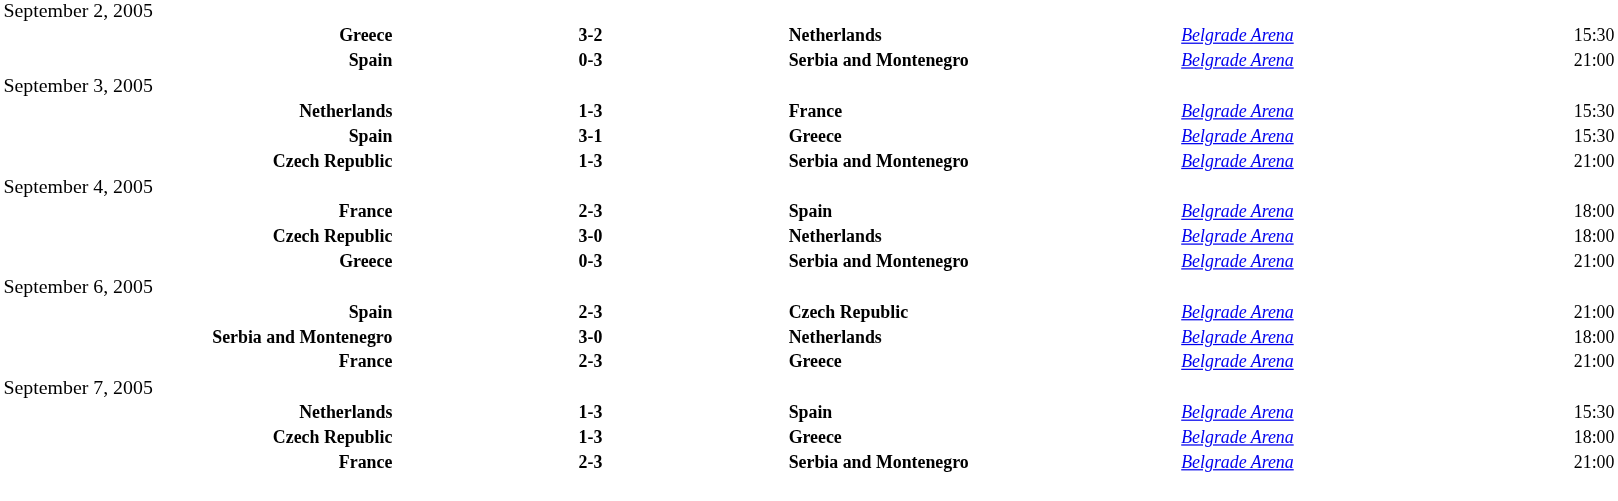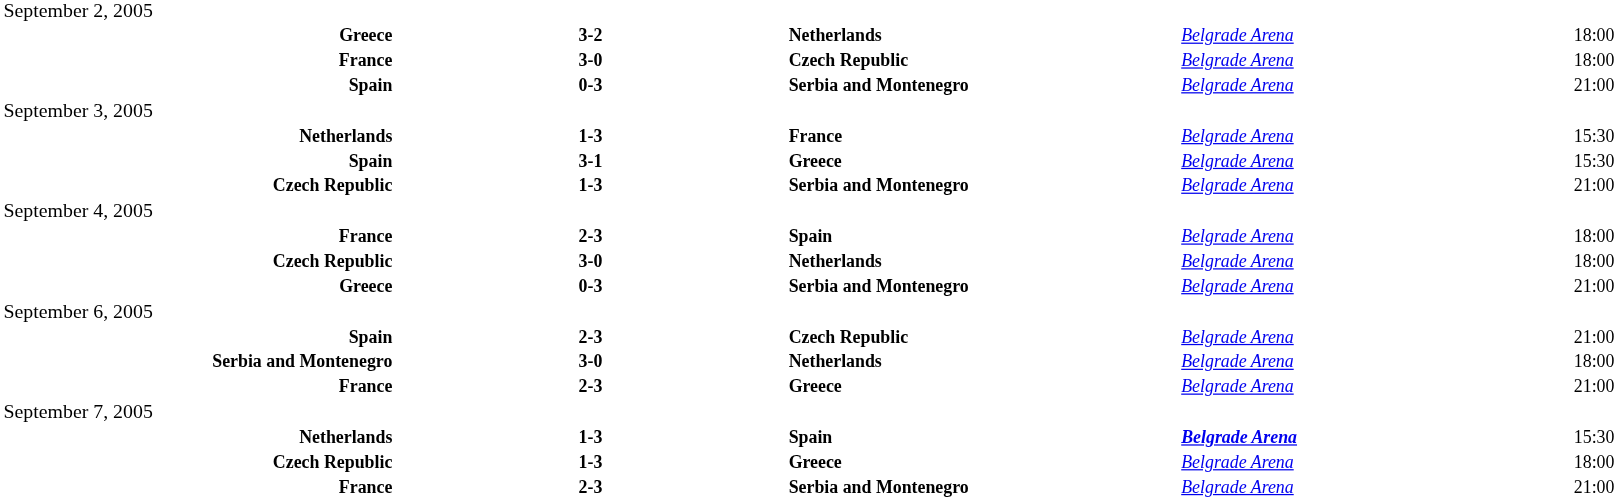(1594, 35) 15:30 -> (1594, 35) 18:00
+ row: (366, 60)
(1237, 412) normal -> (1239, 437) bold
